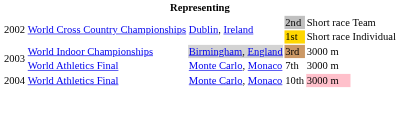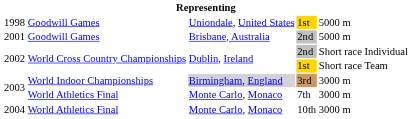+ row: (15, 22)
+ row: (15, 37)
(364, 22) Team -> (386, 51) Individual
(374, 37) Individual -> (376, 66) Team
(323, 80) pink background -> (335, 109) no background
